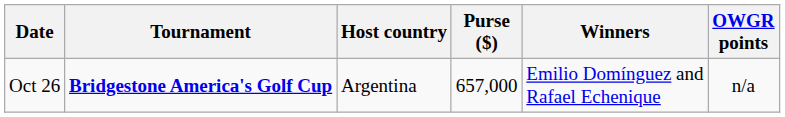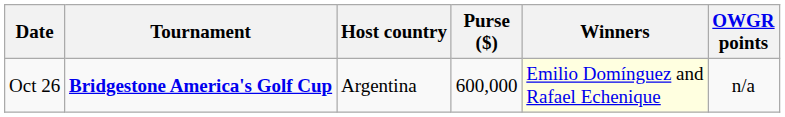(487, 85) 657,000 -> (487, 85) 600,000
(615, 85) no background -> (615, 85) lightyellow background
